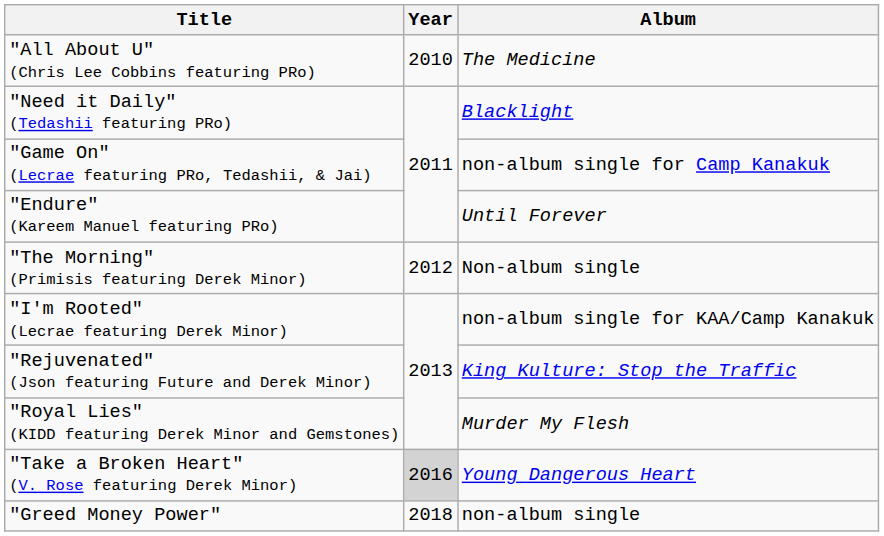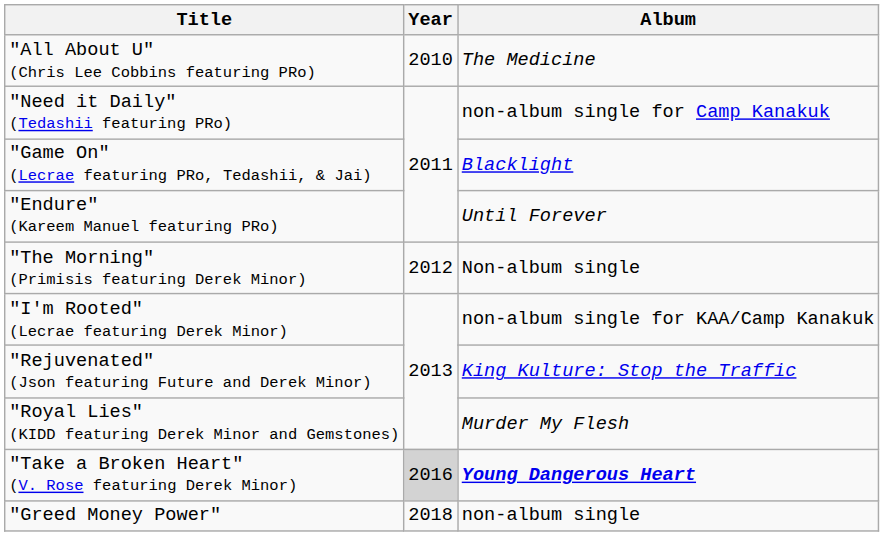(518, 113) Blacklight -> (646, 113) non-album single for Camp Kanakuk
(646, 164) non-album single for Camp Kanakuk -> (518, 164) Blacklight
(579, 475) normal -> (579, 475) bold
